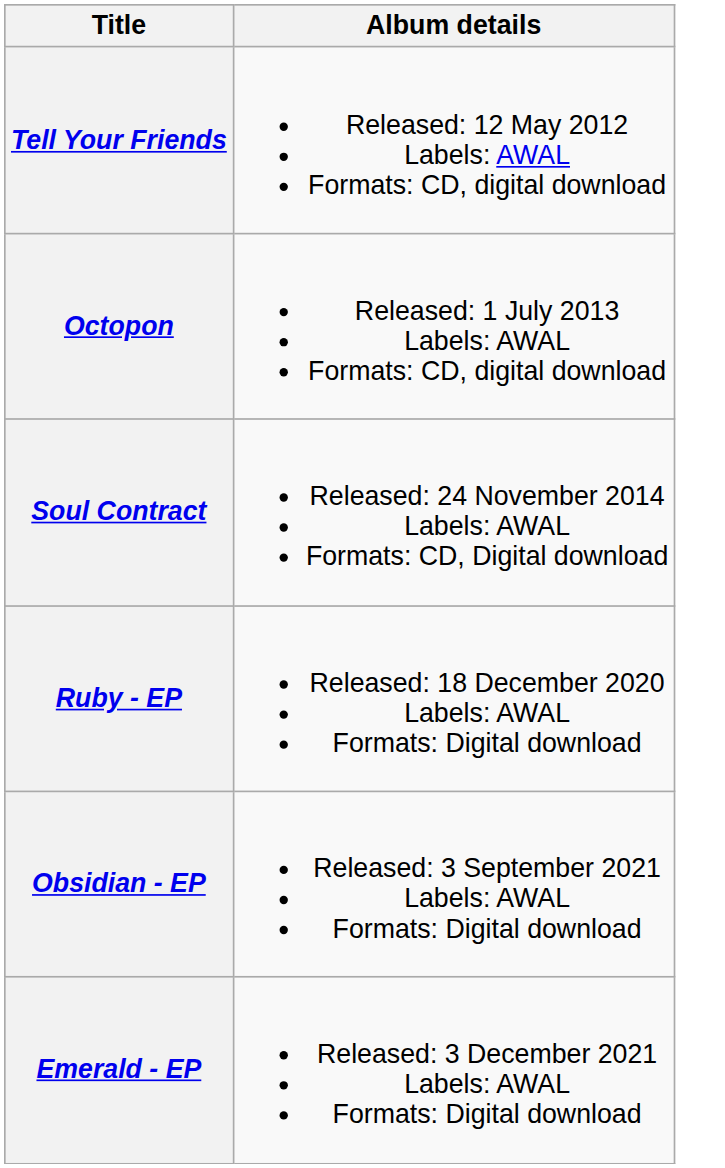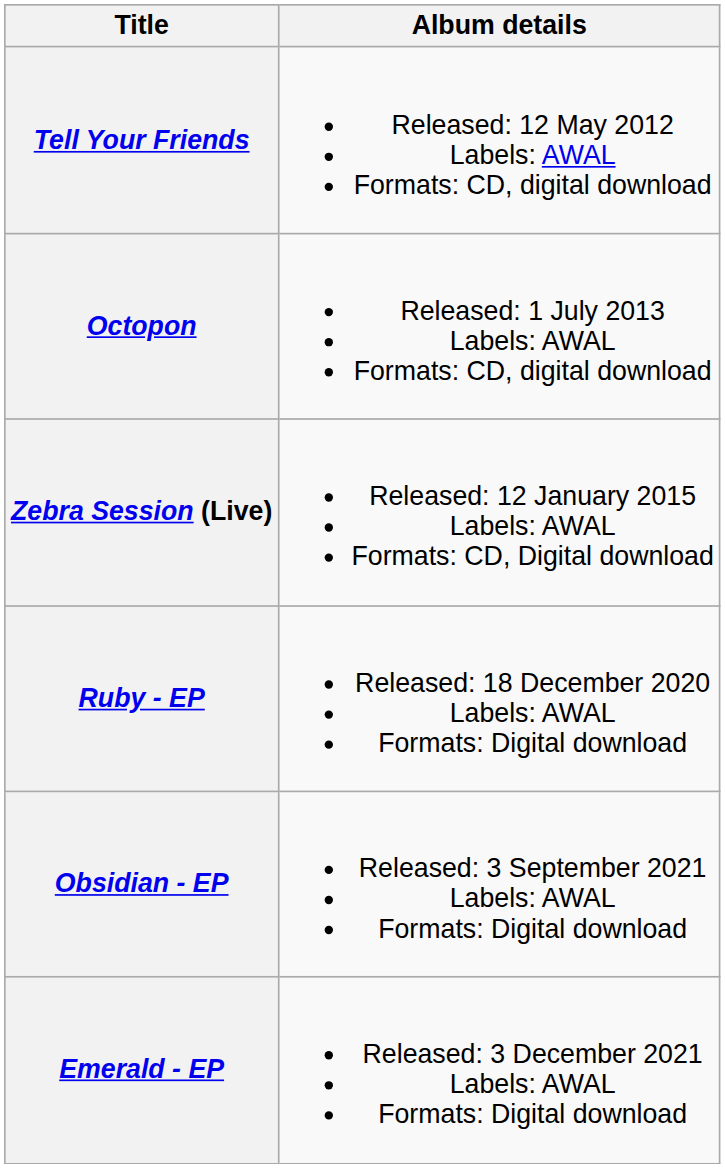- row: (119, 511)
+ row: (142, 511)
